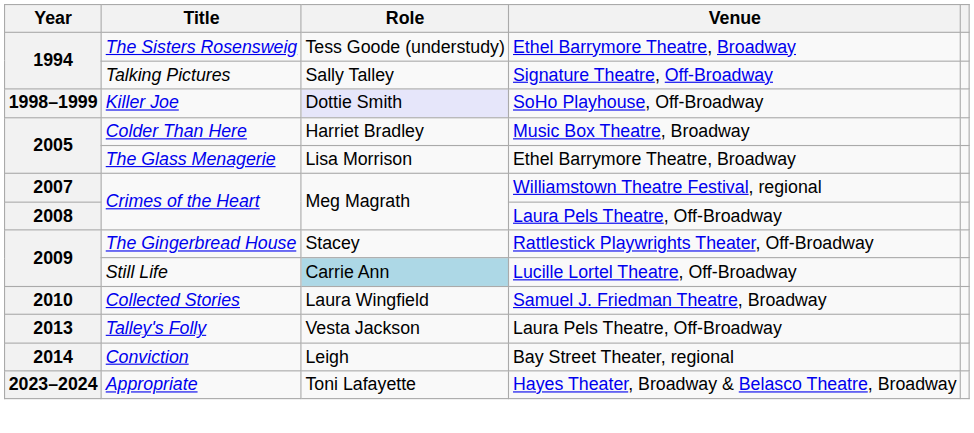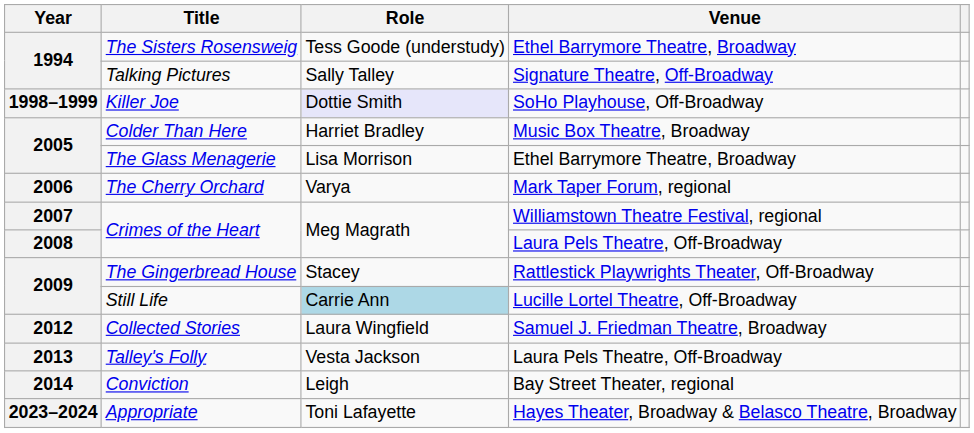+ row: (185, 187)
(53, 300) 2010 -> (53, 328) 2012
